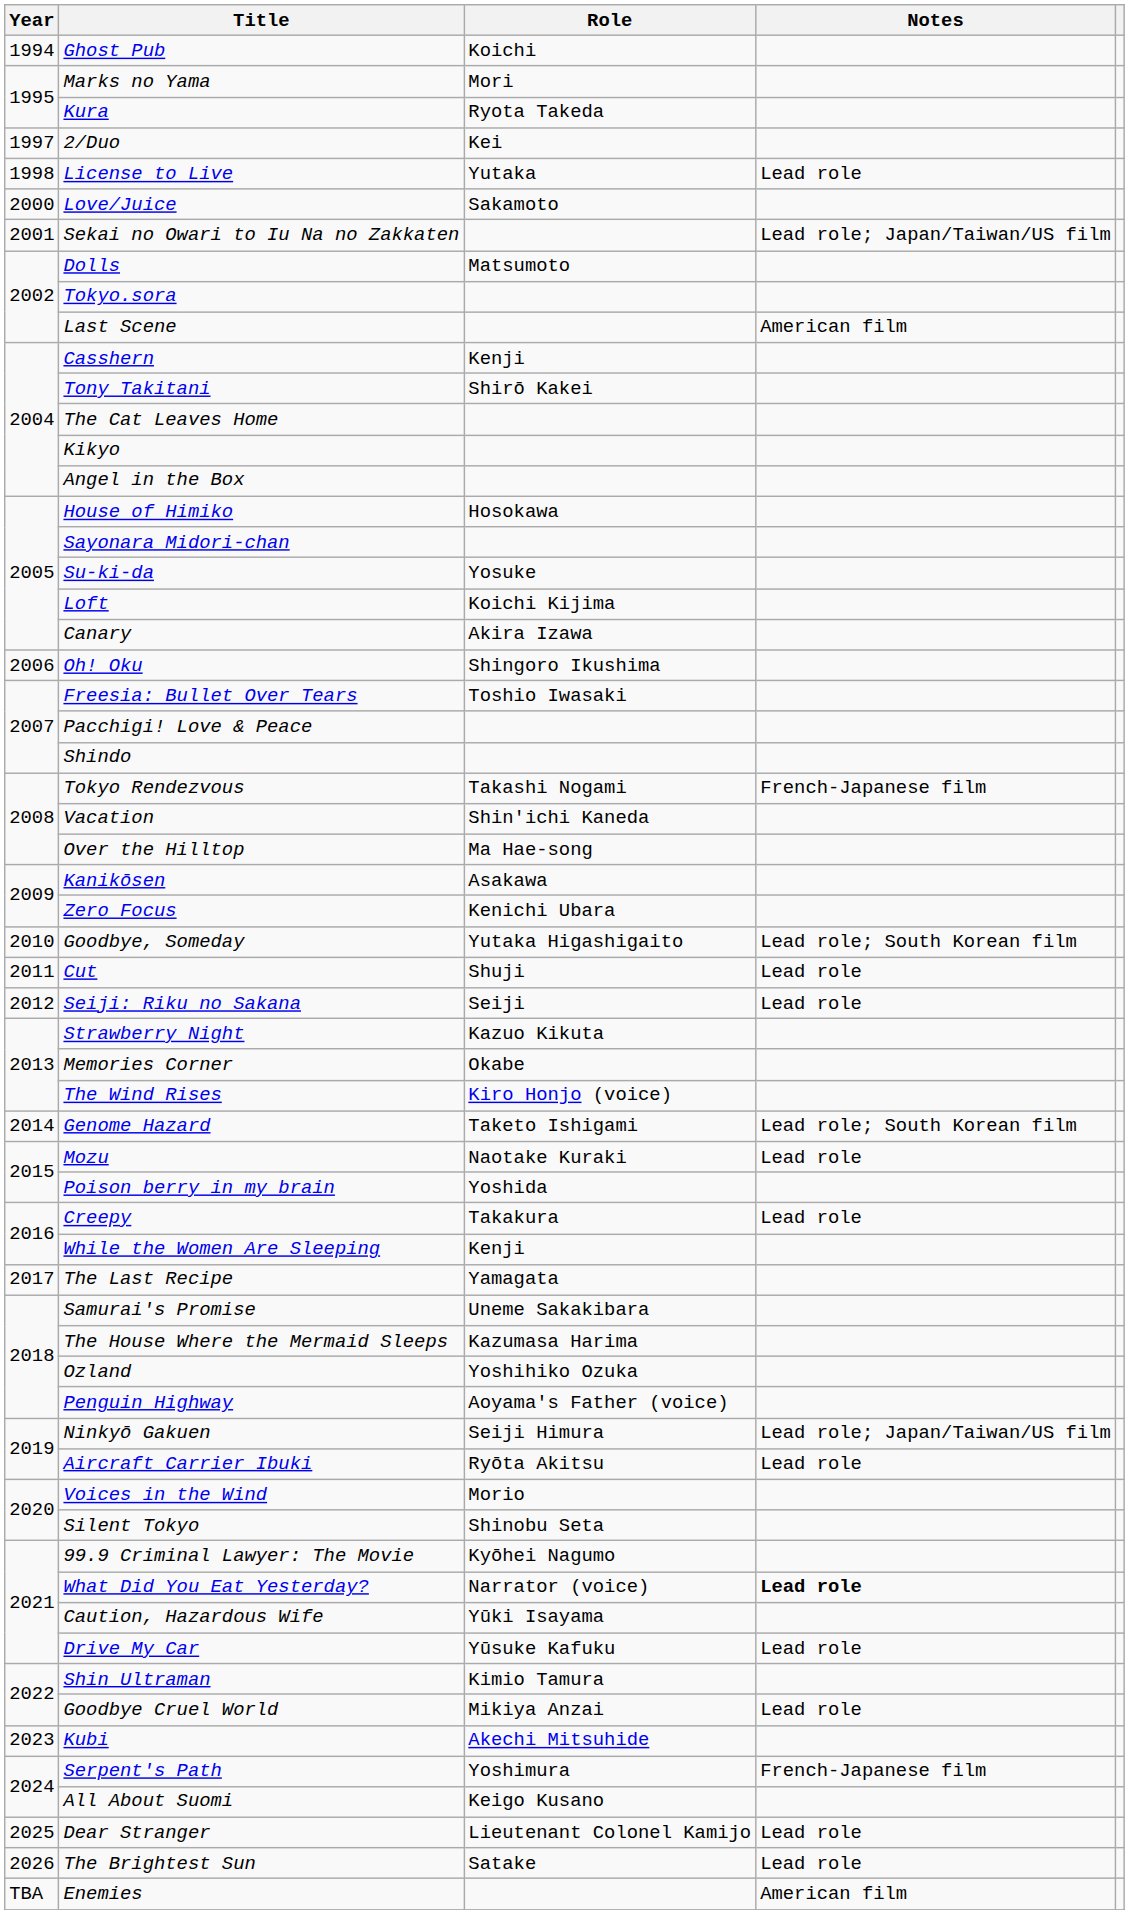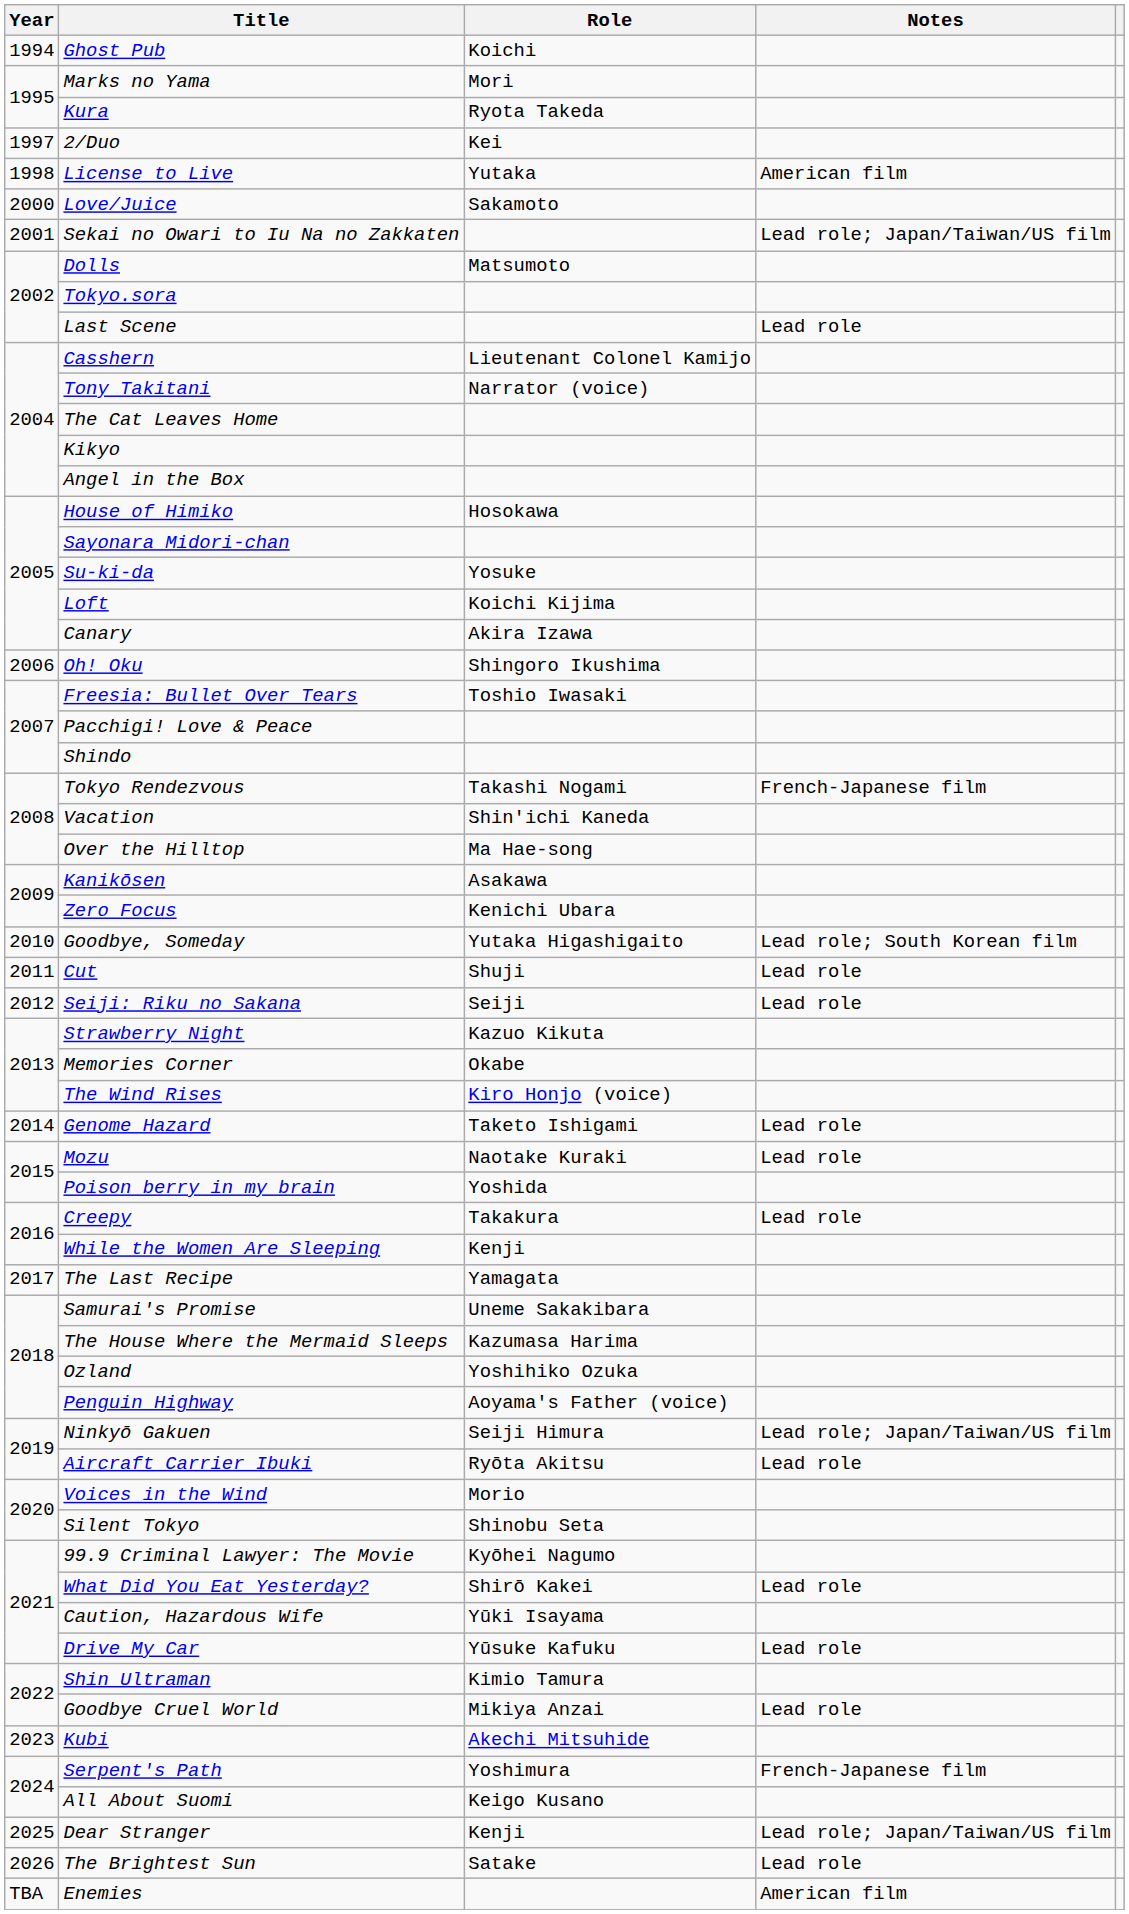(811, 174) Lead role -> (834, 174) American film
(834, 327) American film -> (811, 327) Lead role
(497, 358) Kenji -> (610, 358) Lieutenant Colonel Kamijo
(531, 389) Shirō Kakei -> (559, 389) Narrator (voice)
(918, 1126) Lead role; South Korean film -> (811, 1126) Lead role
(559, 1587) Narrator (voice) -> (531, 1587) Shirō Kakei
(811, 1587) bold -> (811, 1587) normal
(610, 1833) Lieutenant Colonel Kamijo -> (497, 1833) Kenji
(811, 1833) Lead role -> (935, 1833) Lead role; Japan/Taiwan/US film
